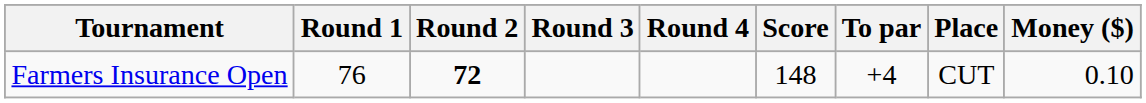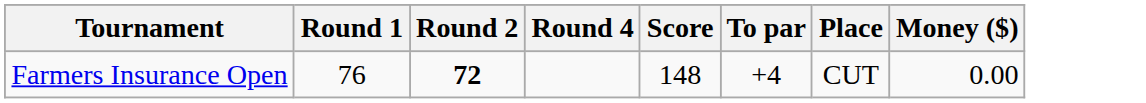- column: (583, 27)
(1109, 74) 0.10 -> (994, 74) 0.00
